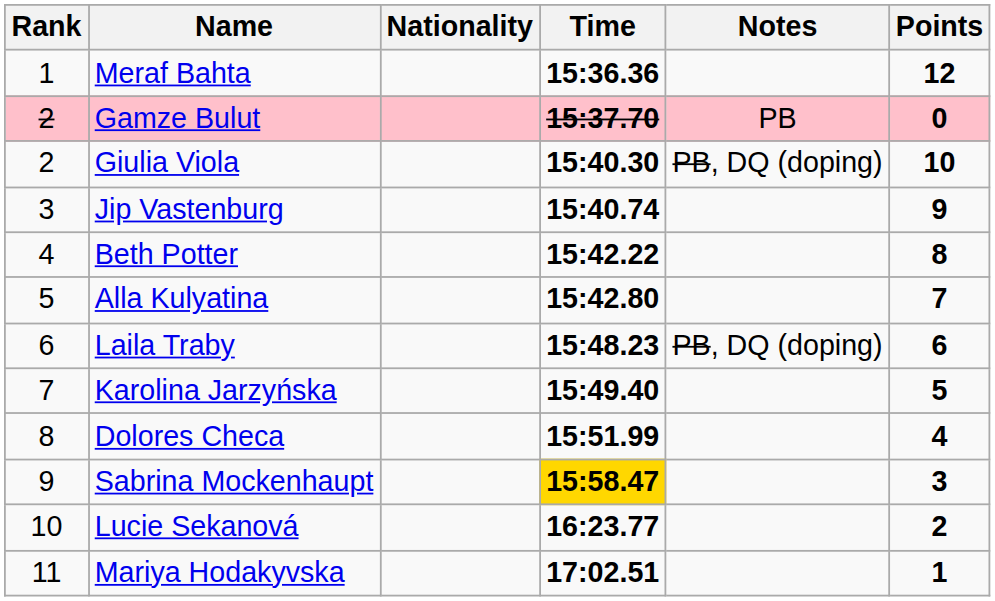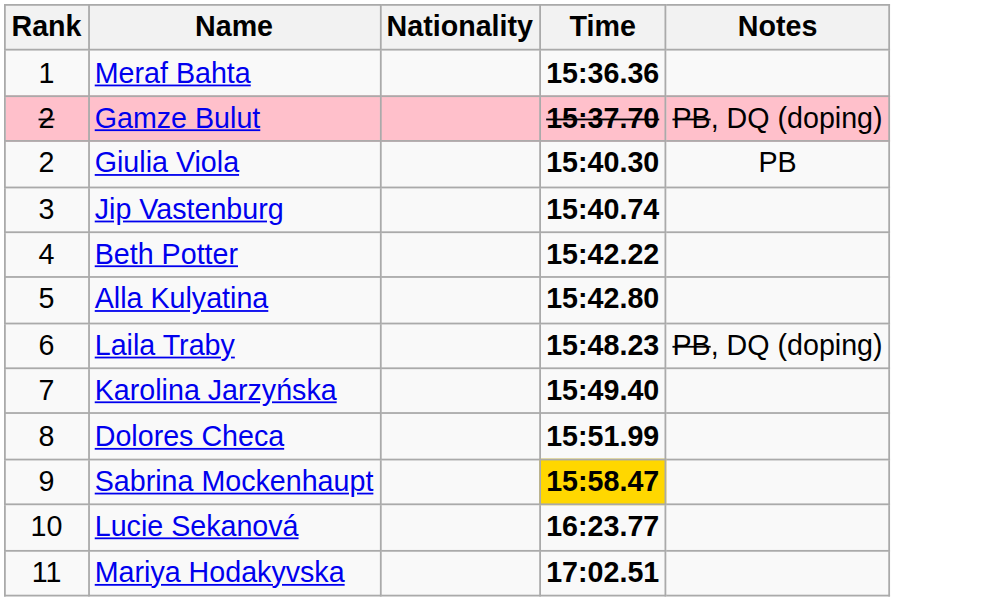- column: (940, 27)
(778, 118) PB -> (778, 118) PB, DQ (doping)
(778, 163) PB, DQ (doping) -> (778, 163) PB
